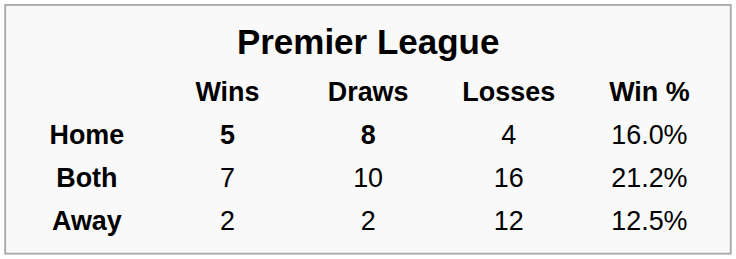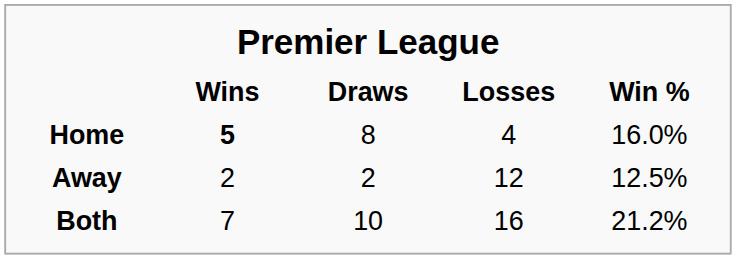(368, 135) bold -> (368, 135) normal
rows swapped: (87, 221) <-> (87, 178)
